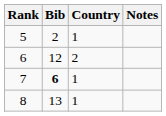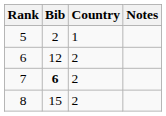(75, 79) 1 -> (75, 79) 2
(55, 100) 13 -> (55, 100) 15
(75, 100) 1 -> (75, 100) 2
